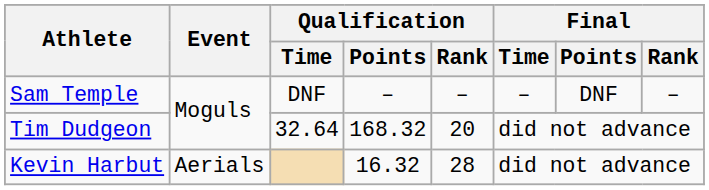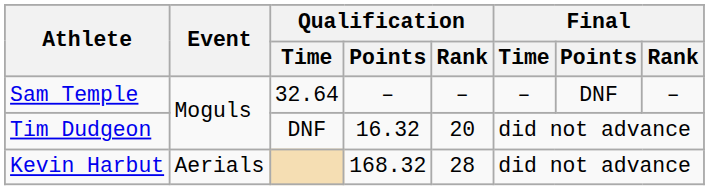(307, 95) DNF -> (307, 95) 32.64
(307, 131) 32.64 -> (307, 131) DNF
(388, 131) 168.32 -> (388, 131) 16.32
(388, 166) 16.32 -> (388, 166) 168.32
